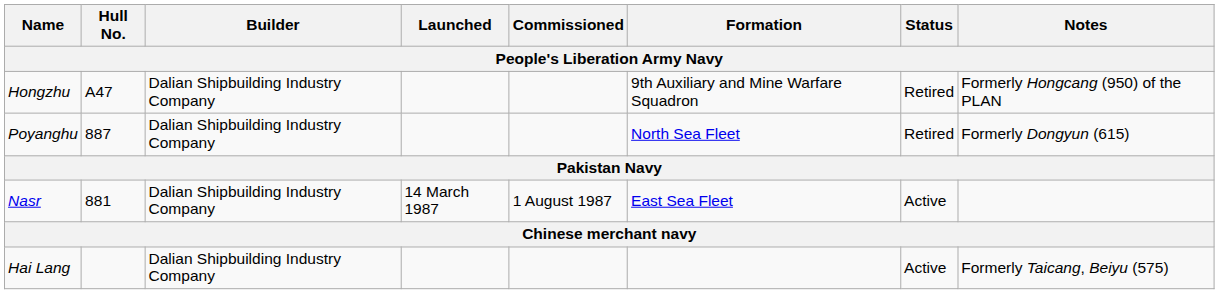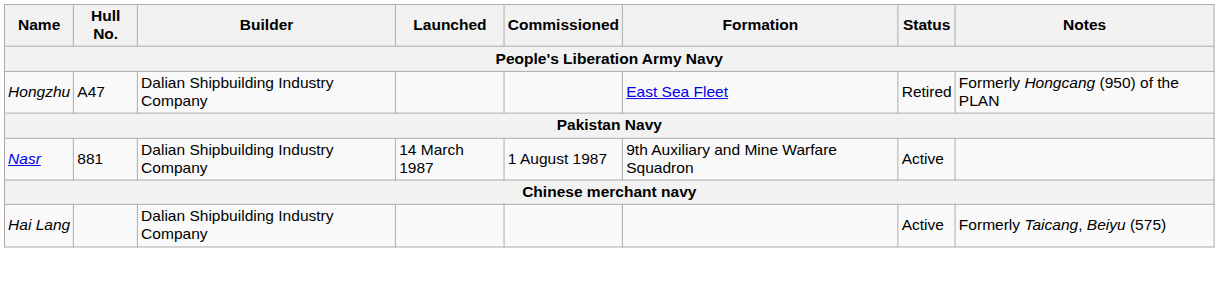(736, 92) 9th Auxiliary and Mine Warfare Squadron -> (677, 92) East Sea Fleet
- row: (43, 134)
(682, 200) East Sea Fleet -> (732, 158) 9th Auxiliary and Mine Warfare Squadron
